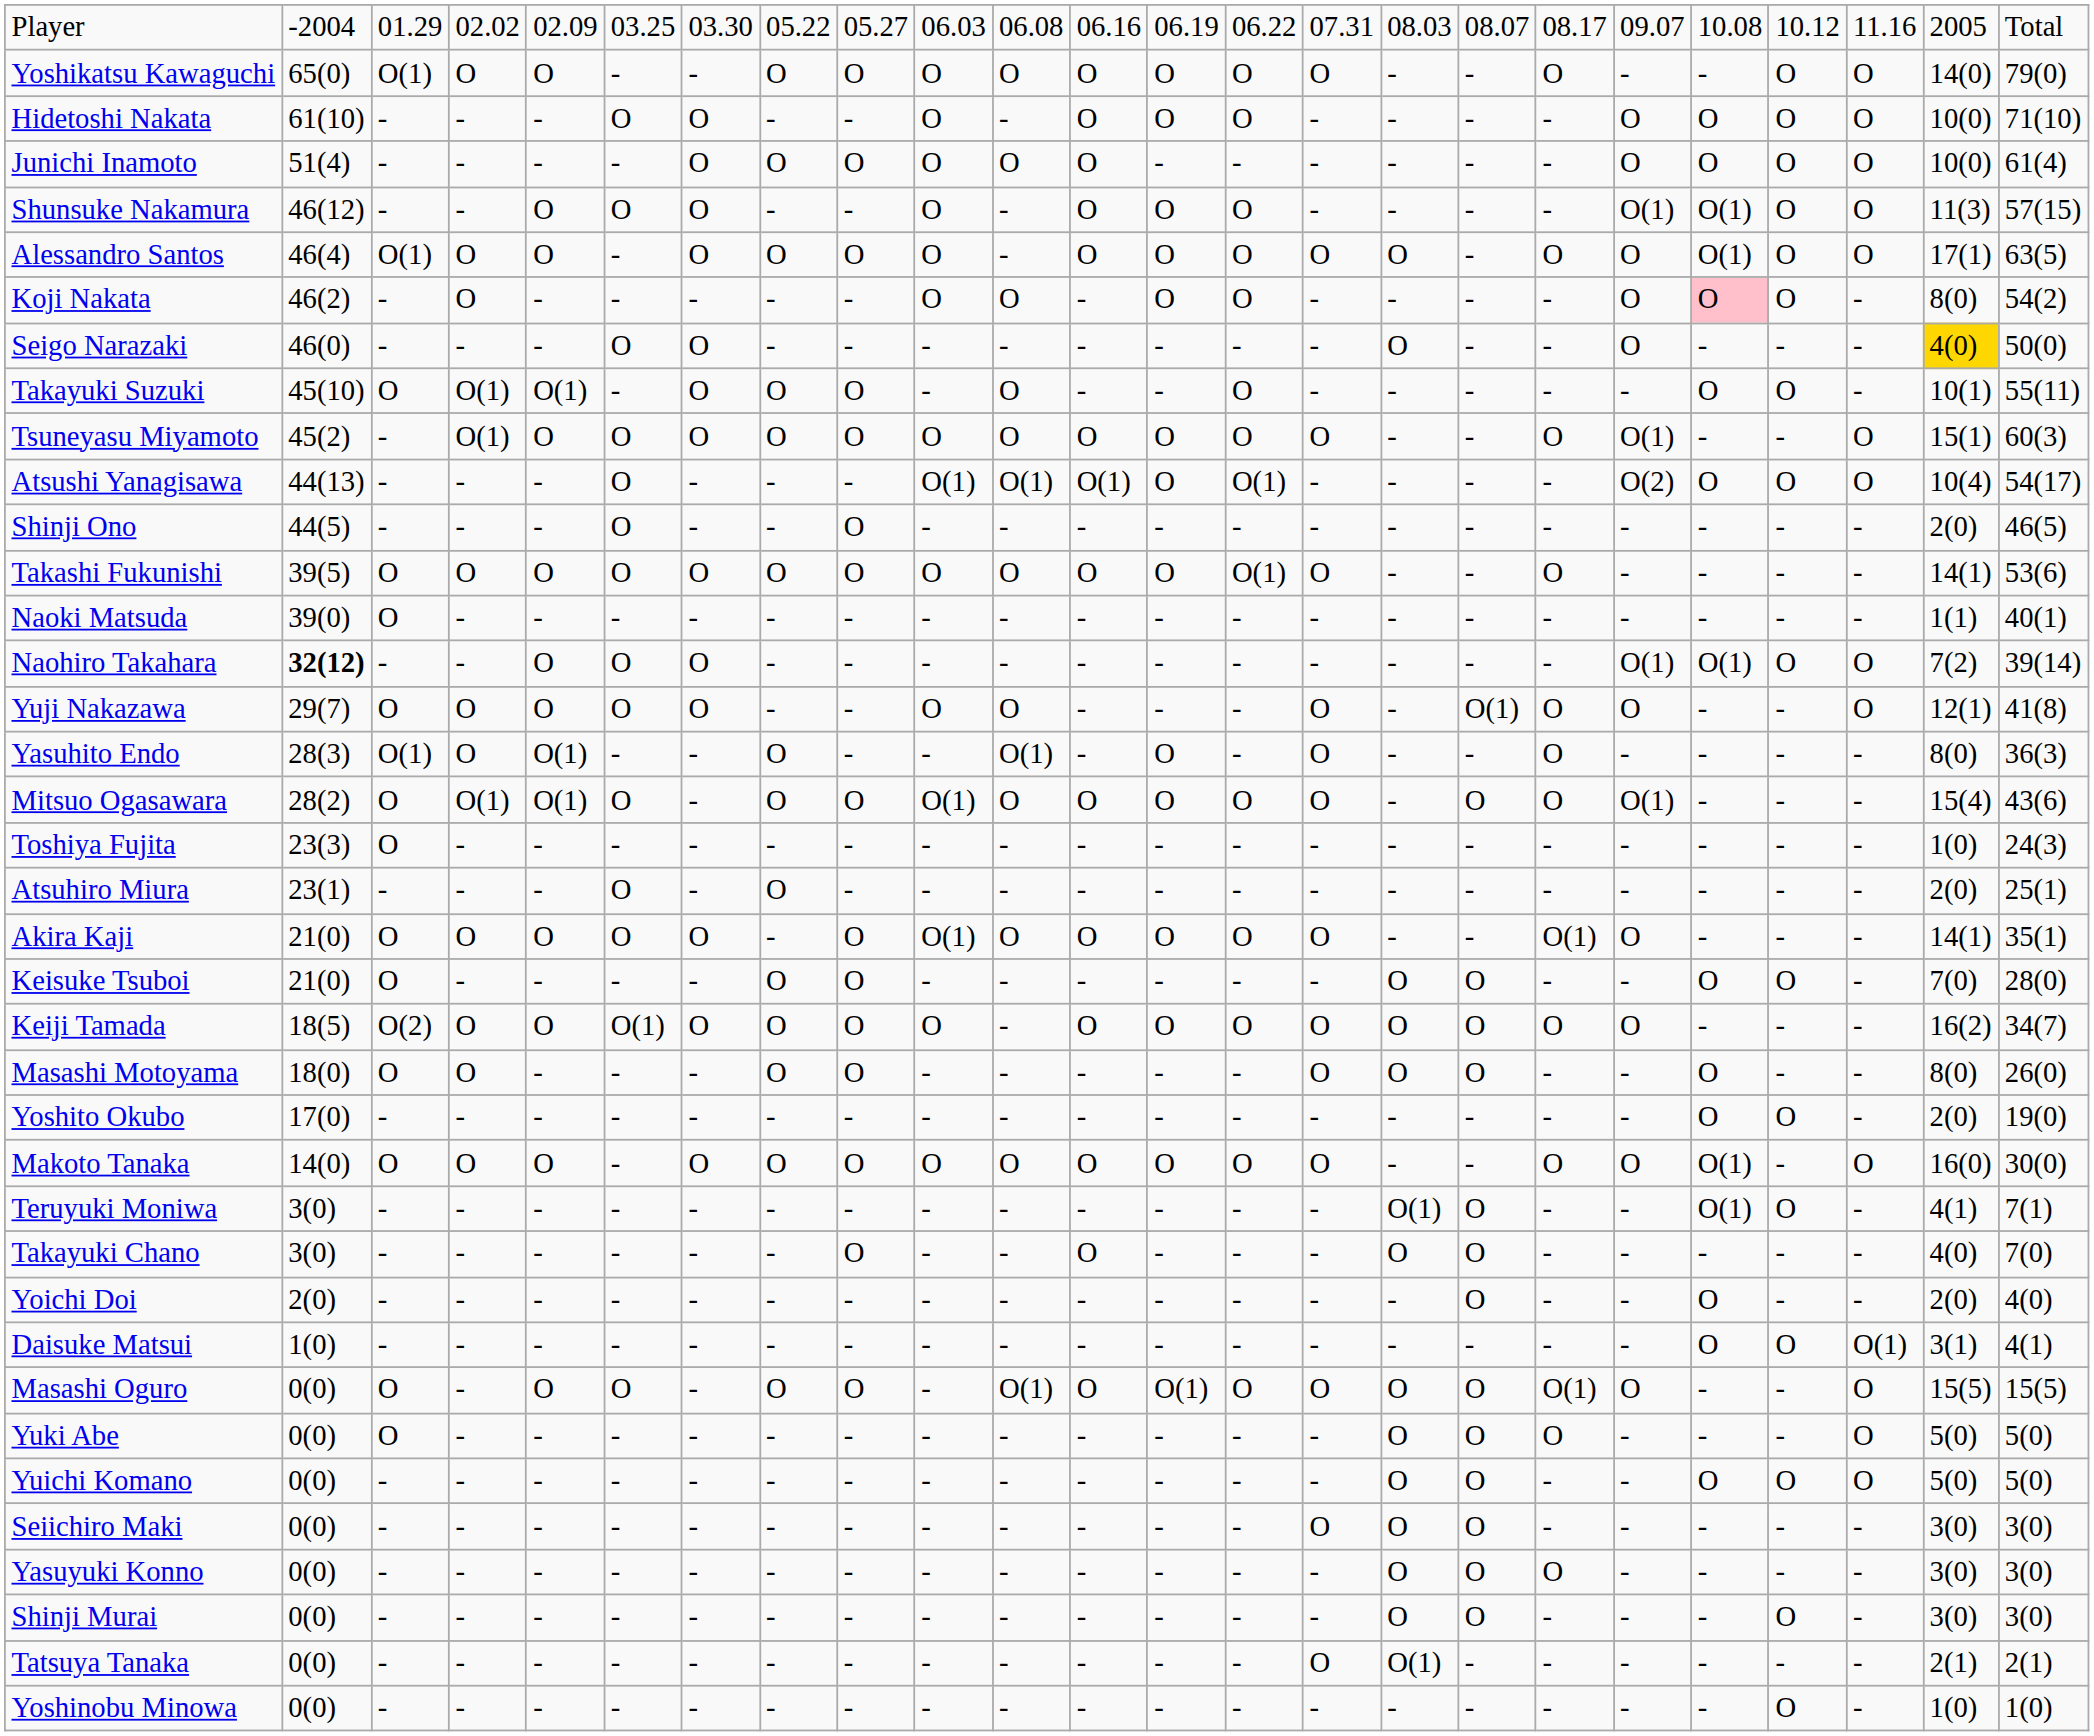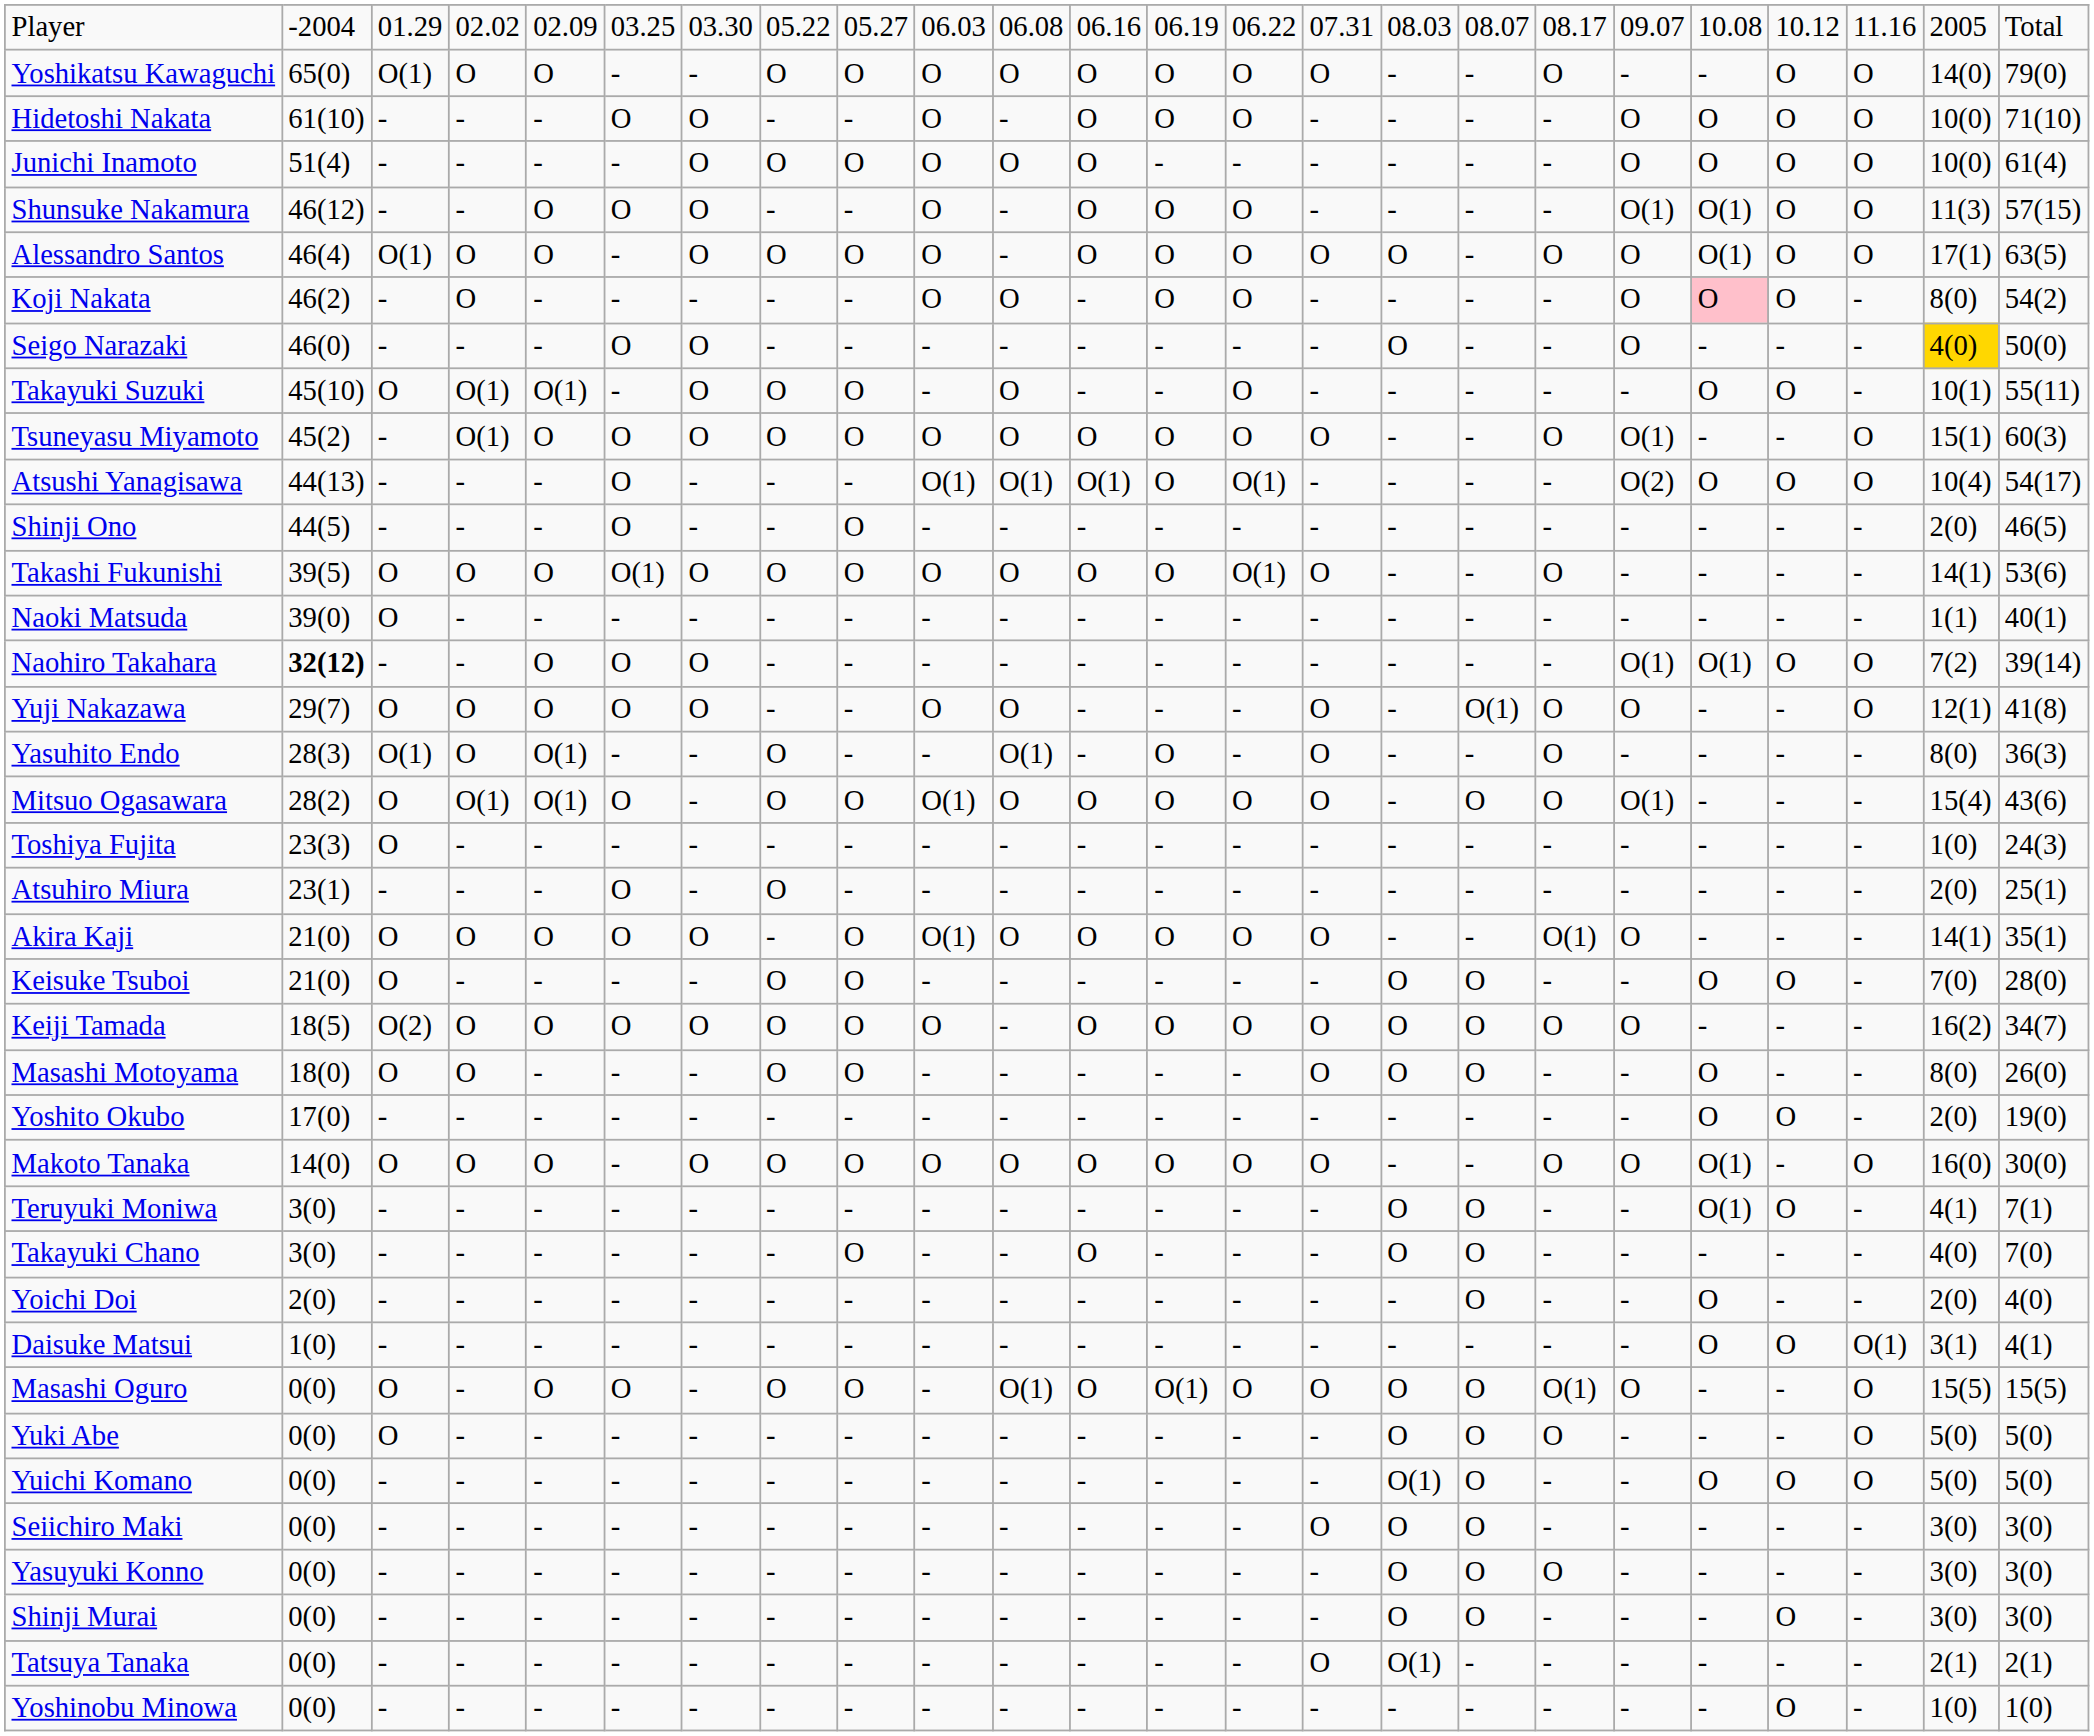(621, 572) O -> (638, 572) O(1)
(638, 1026) O(1) -> (621, 1026) O
(1414, 1208) O(1) -> (1398, 1208) O
(1398, 1480) O -> (1414, 1480) O(1)
